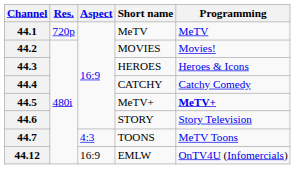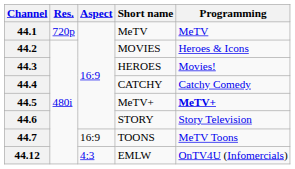(197, 48) Movies! -> (214, 48) Heroes & Icons
(214, 66) Heroes & Icons -> (197, 66) Movies!
(87, 137) 4:3 -> (90, 137) 16:9
(90, 155) 16:9 -> (87, 155) 4:3
